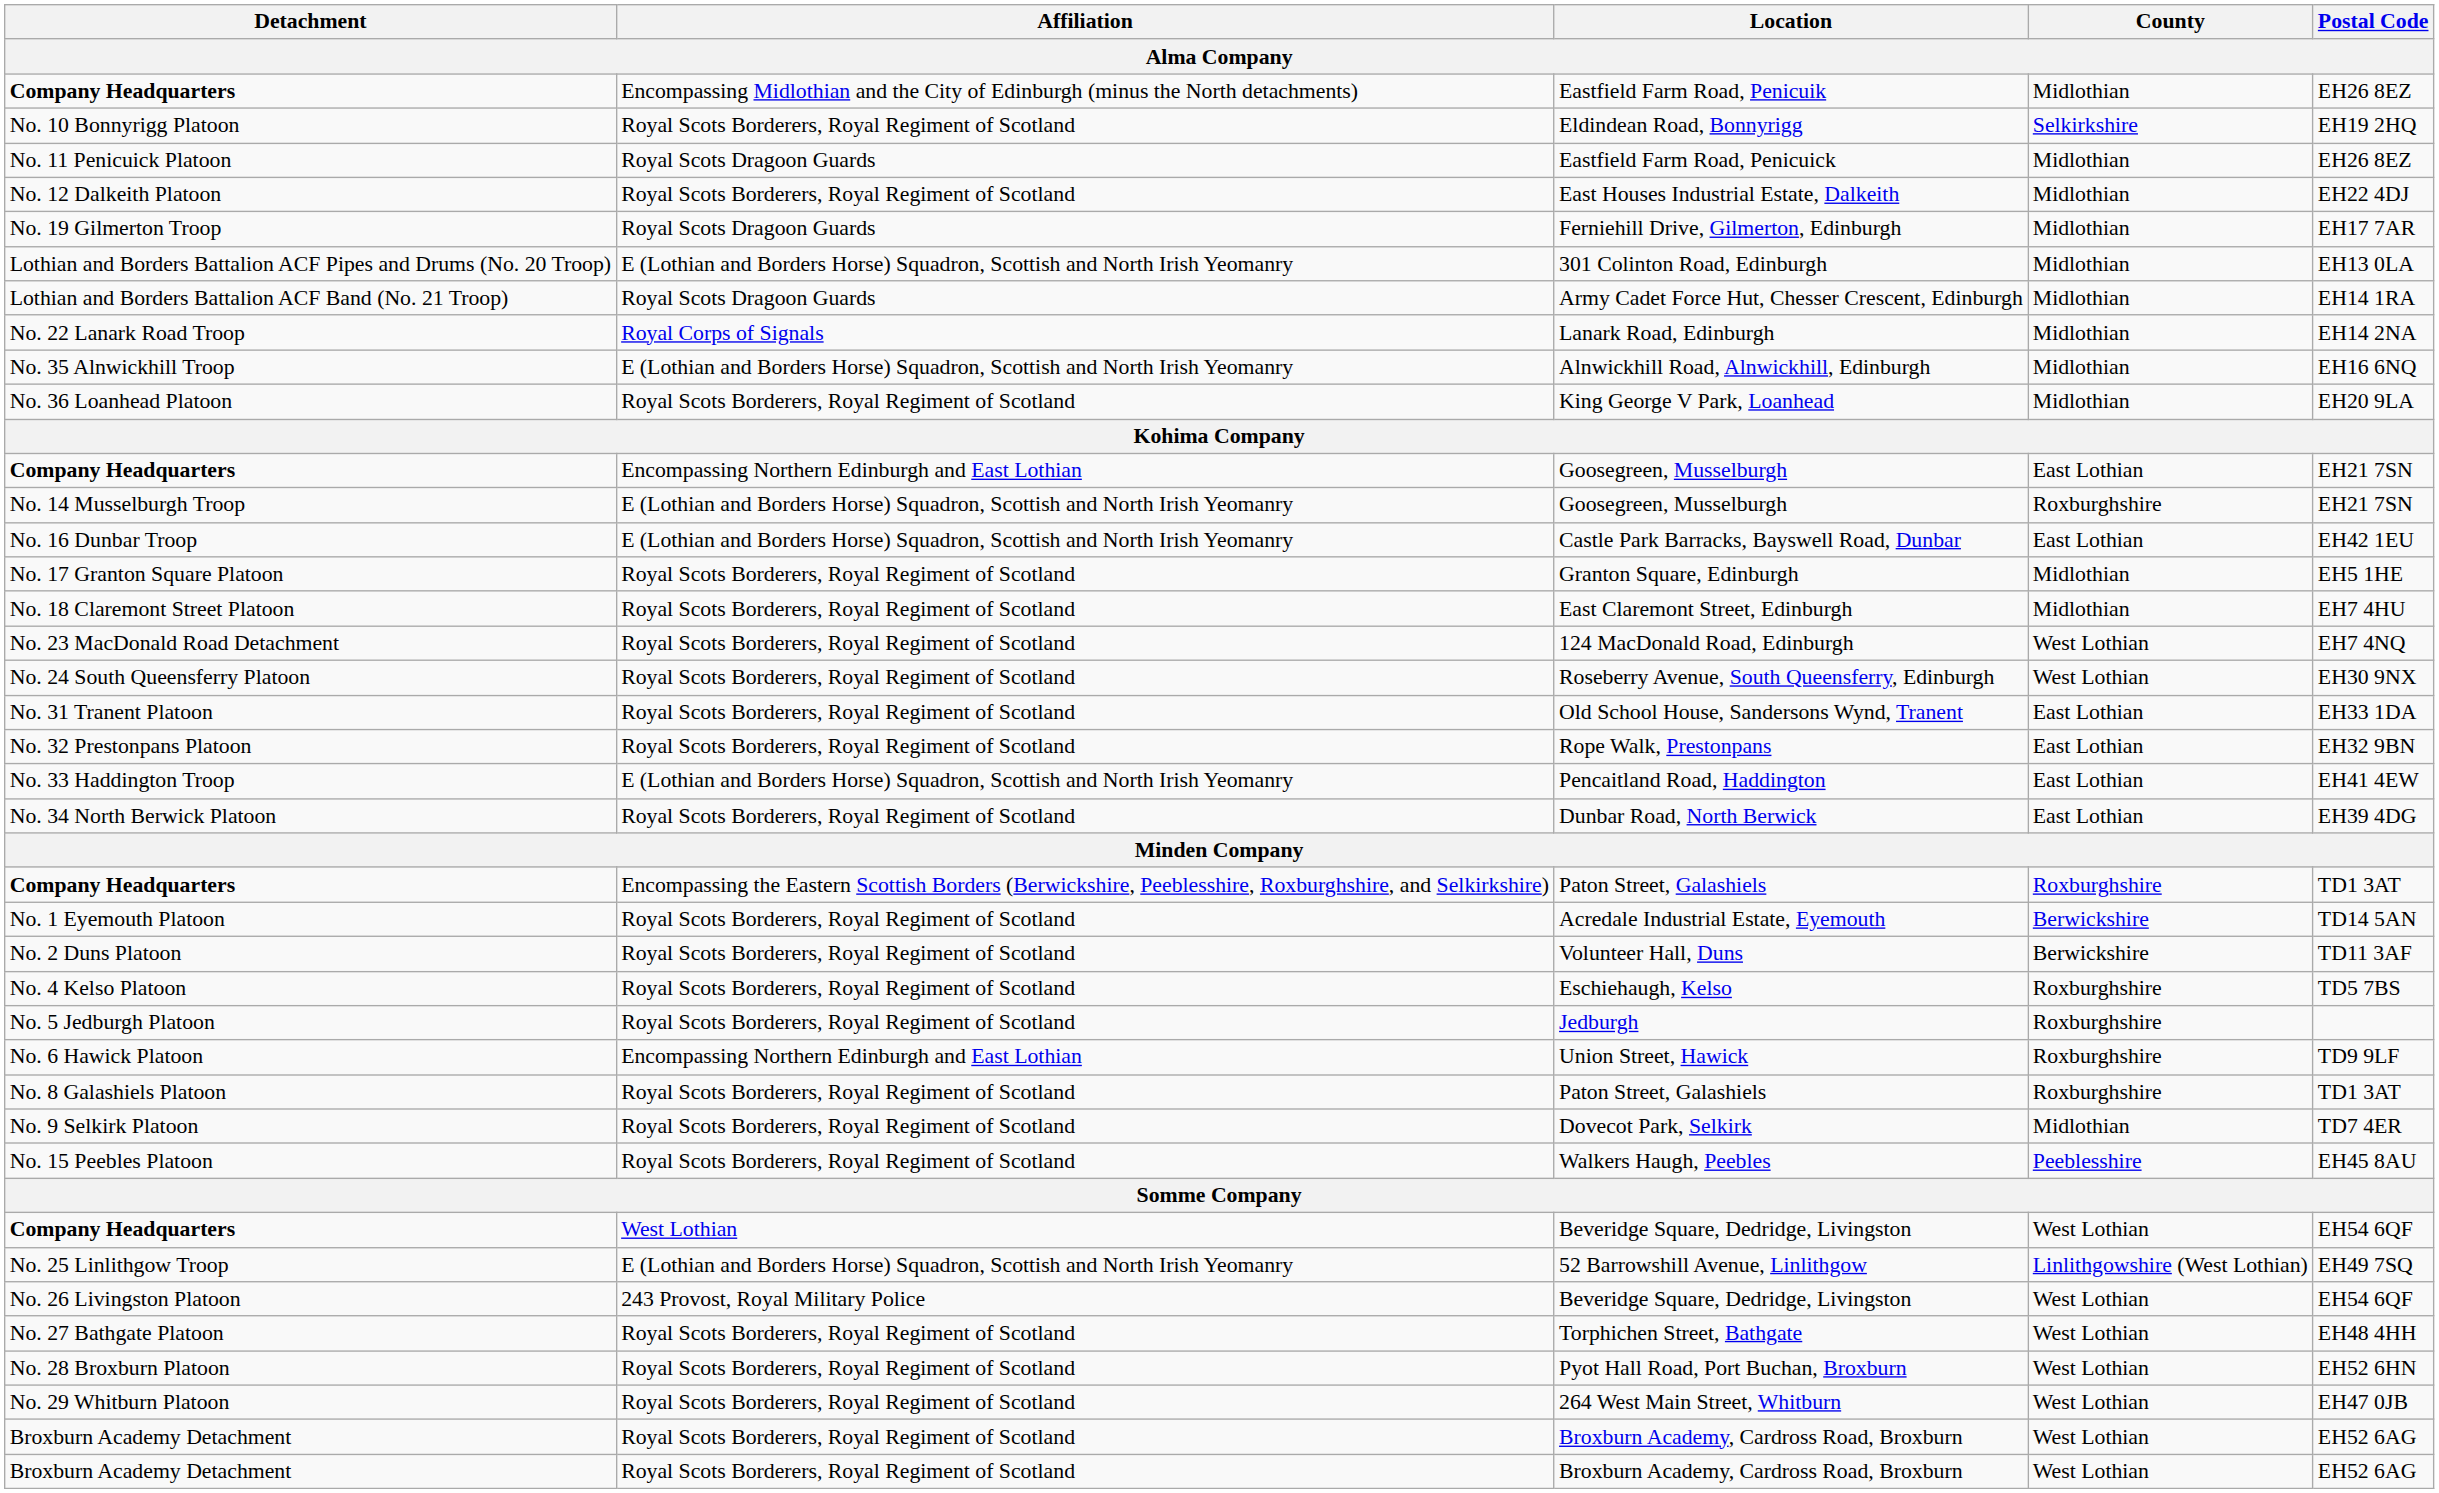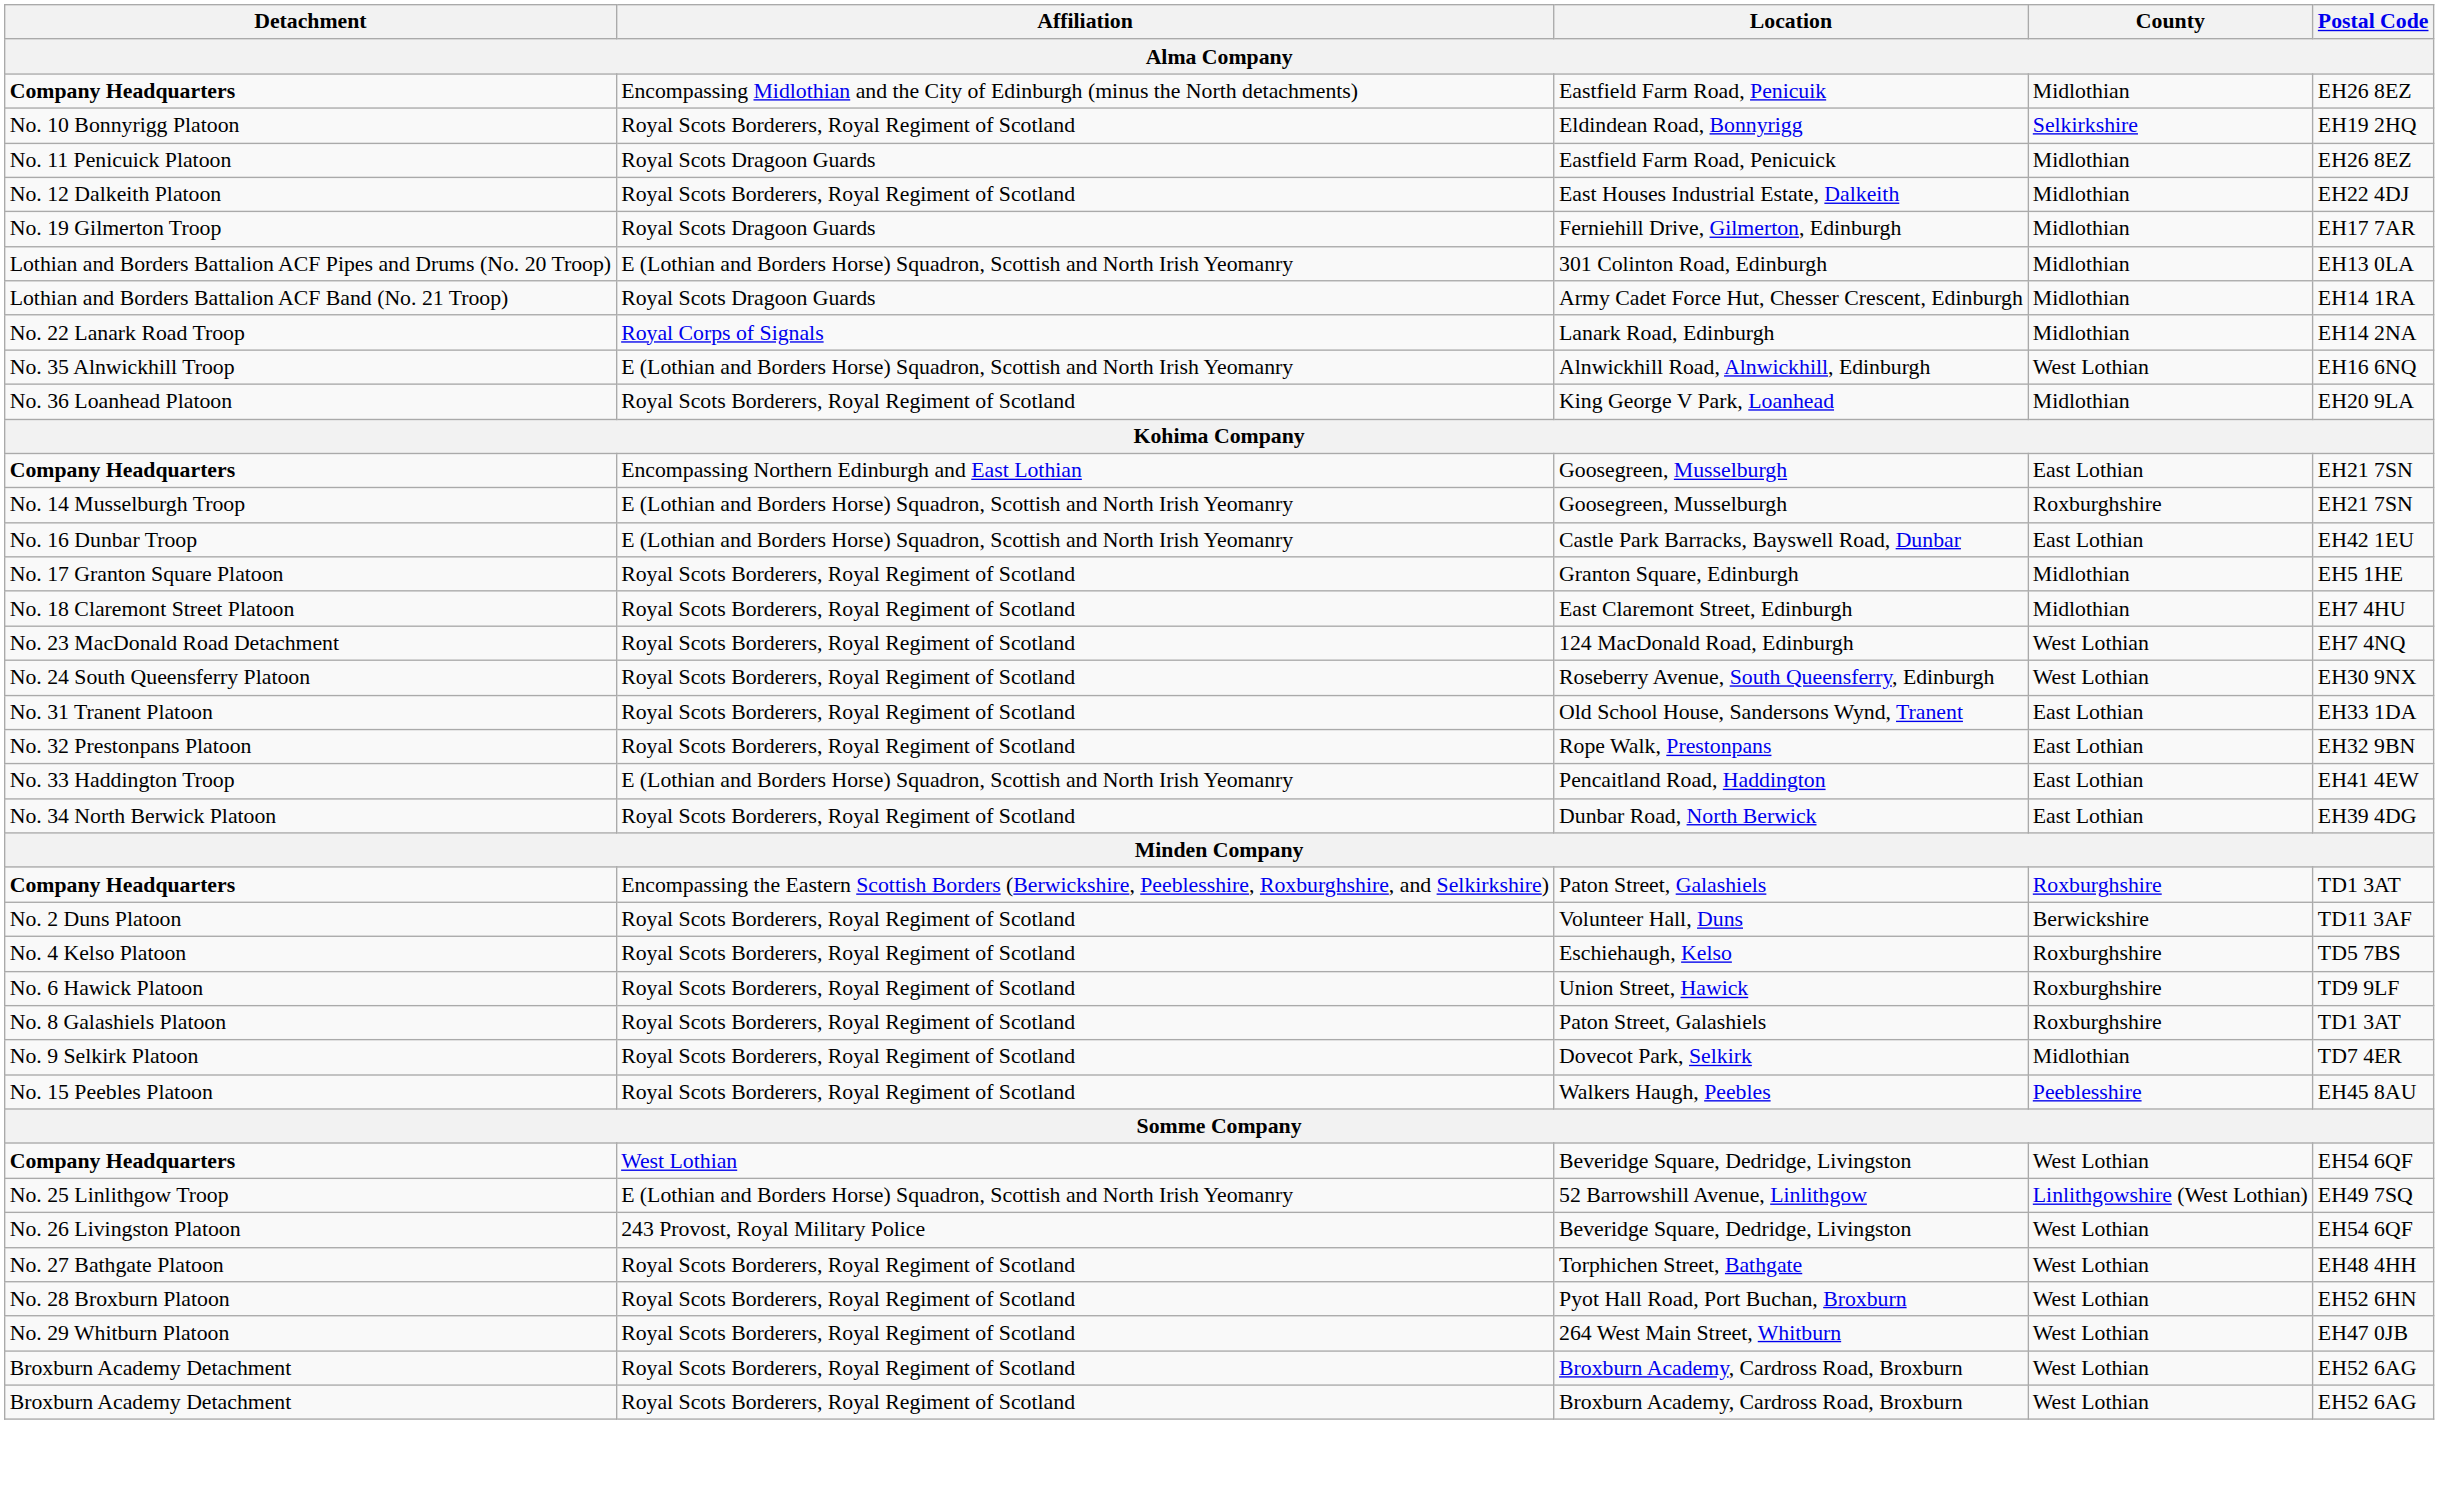(2081, 366) Midlothian -> (2091, 366) West Lothian
- row: (117, 919)
- row: (112, 1022)
(851, 1057) Encompassing Northern Edinburgh and East Lothian -> (848, 988) Royal Scots Borderers, Royal Regiment of Scotland
